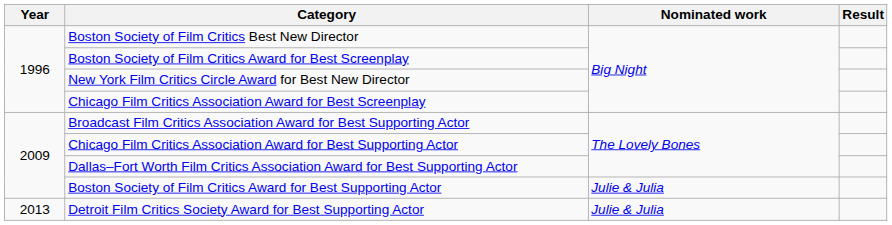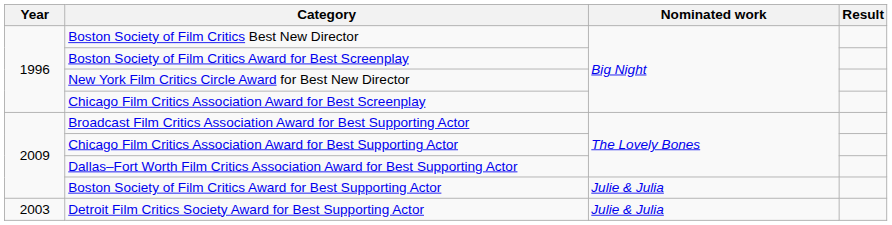(35, 209) 2013 -> (35, 209) 2003
